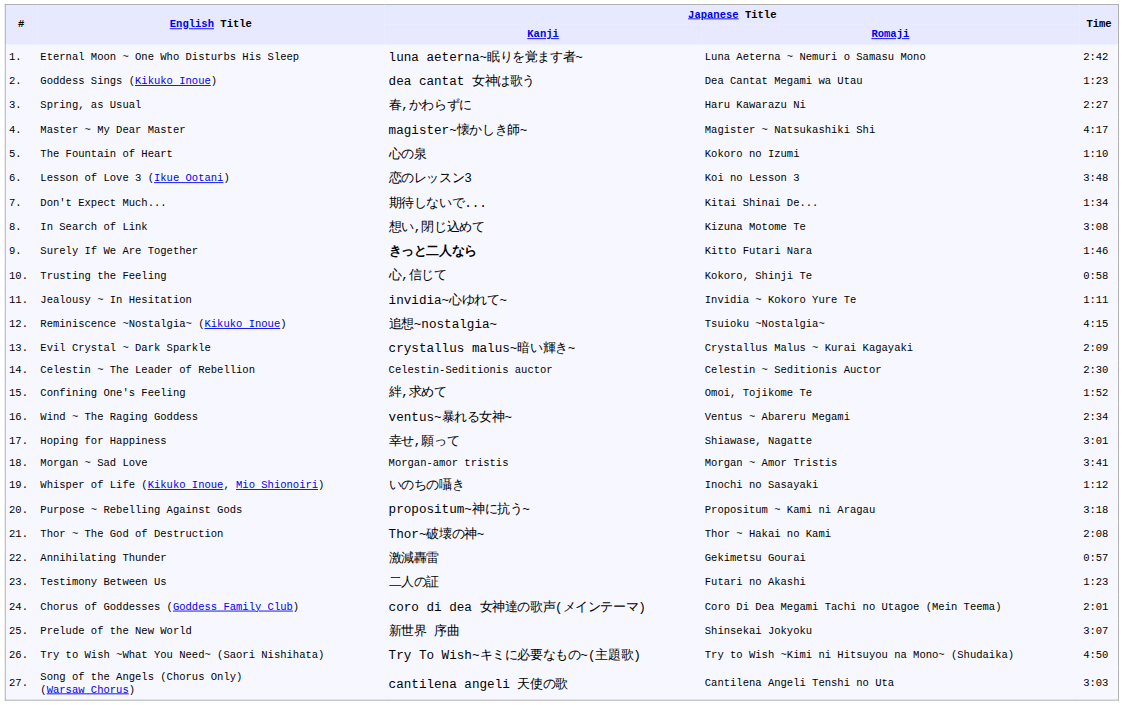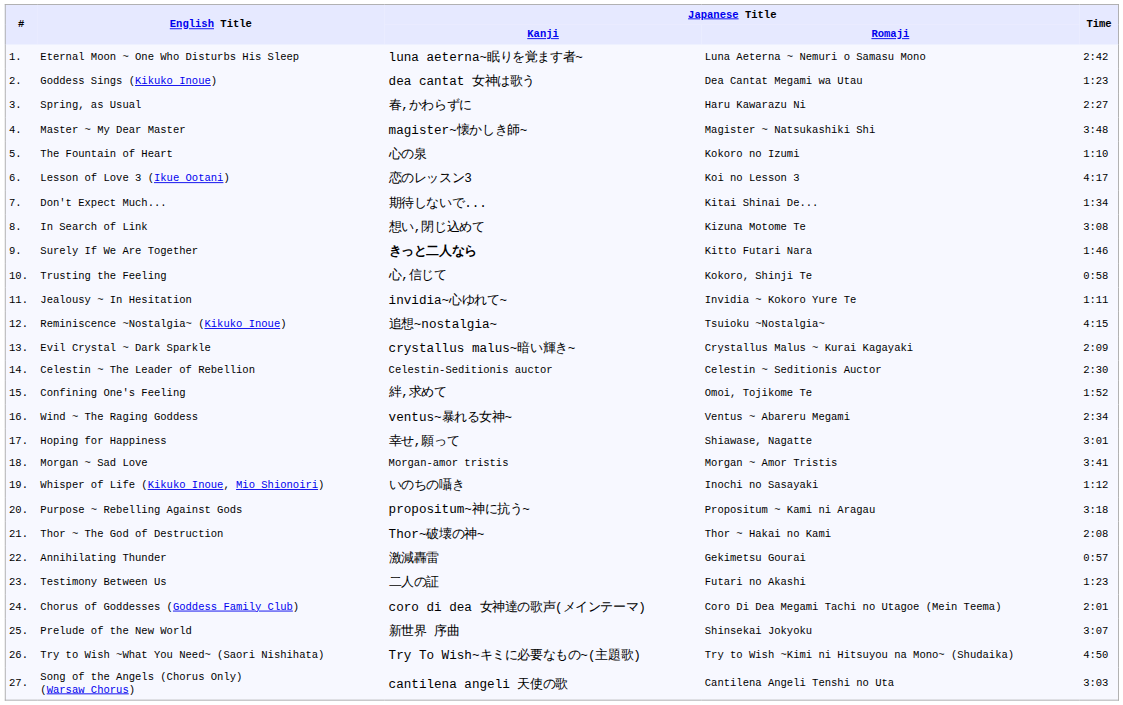(1096, 130) 4:17 -> (1096, 130) 3:48
(1096, 178) 3:48 -> (1096, 178) 4:17
